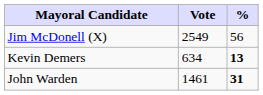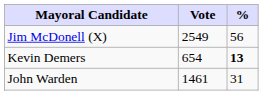(192, 57) 634 -> (192, 57) 654
(237, 79) bold -> (237, 79) normal
